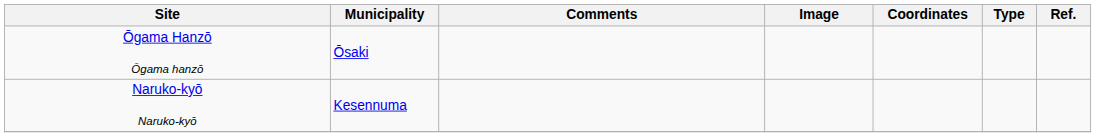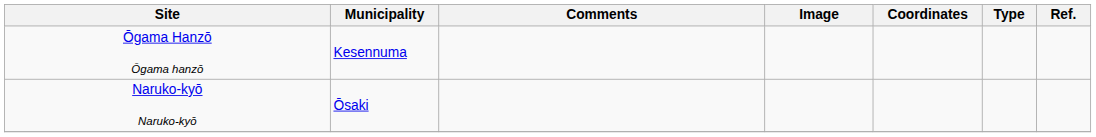(351, 52) Ōsaki -> (370, 52) Kesennuma
(370, 105) Kesennuma -> (351, 105) Ōsaki
